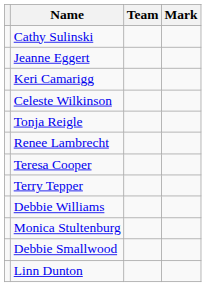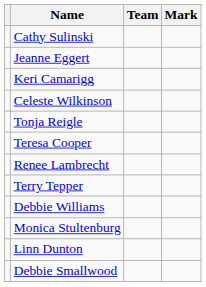rows swapped: (53, 164) <-> (61, 143)
rows swapped: (65, 249) <-> (48, 270)
